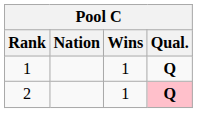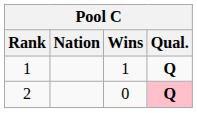(125, 94) 1 -> (125, 94) 0
